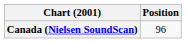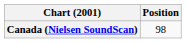(161, 29) 96 -> (161, 29) 98
